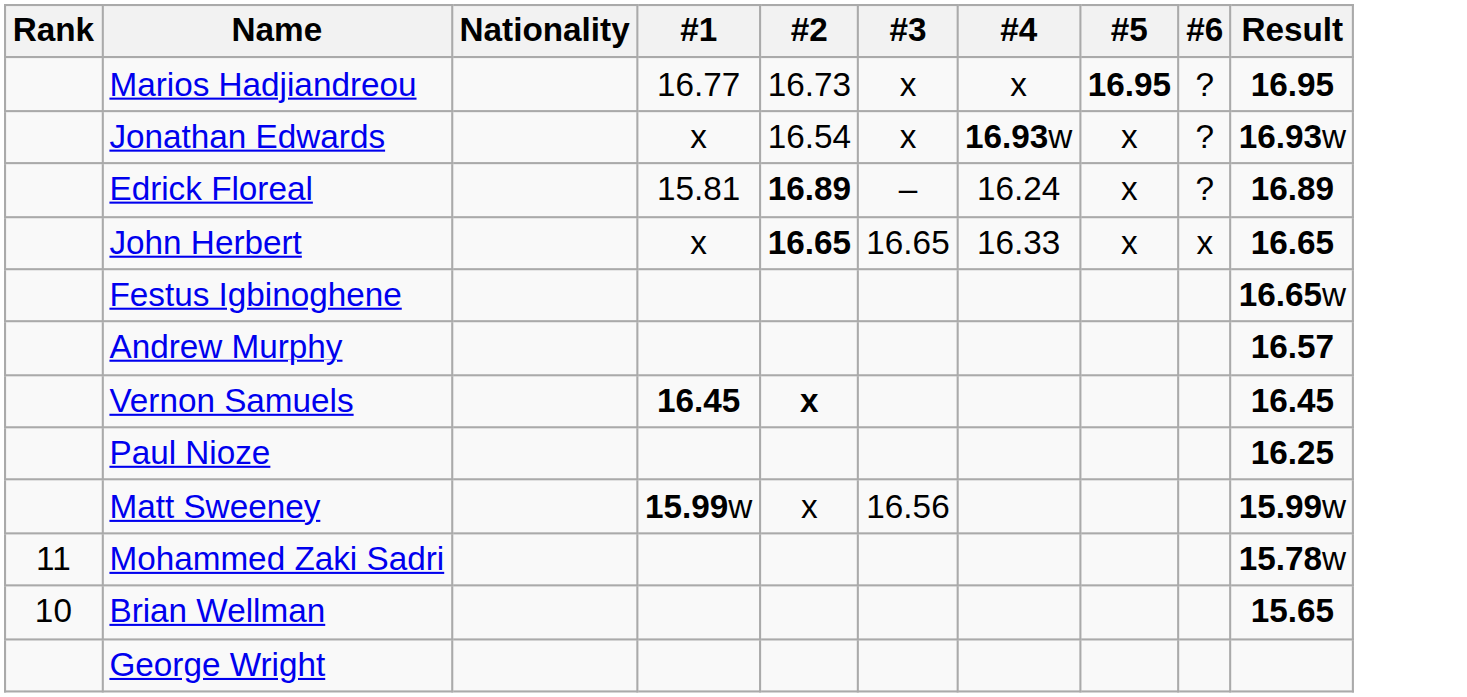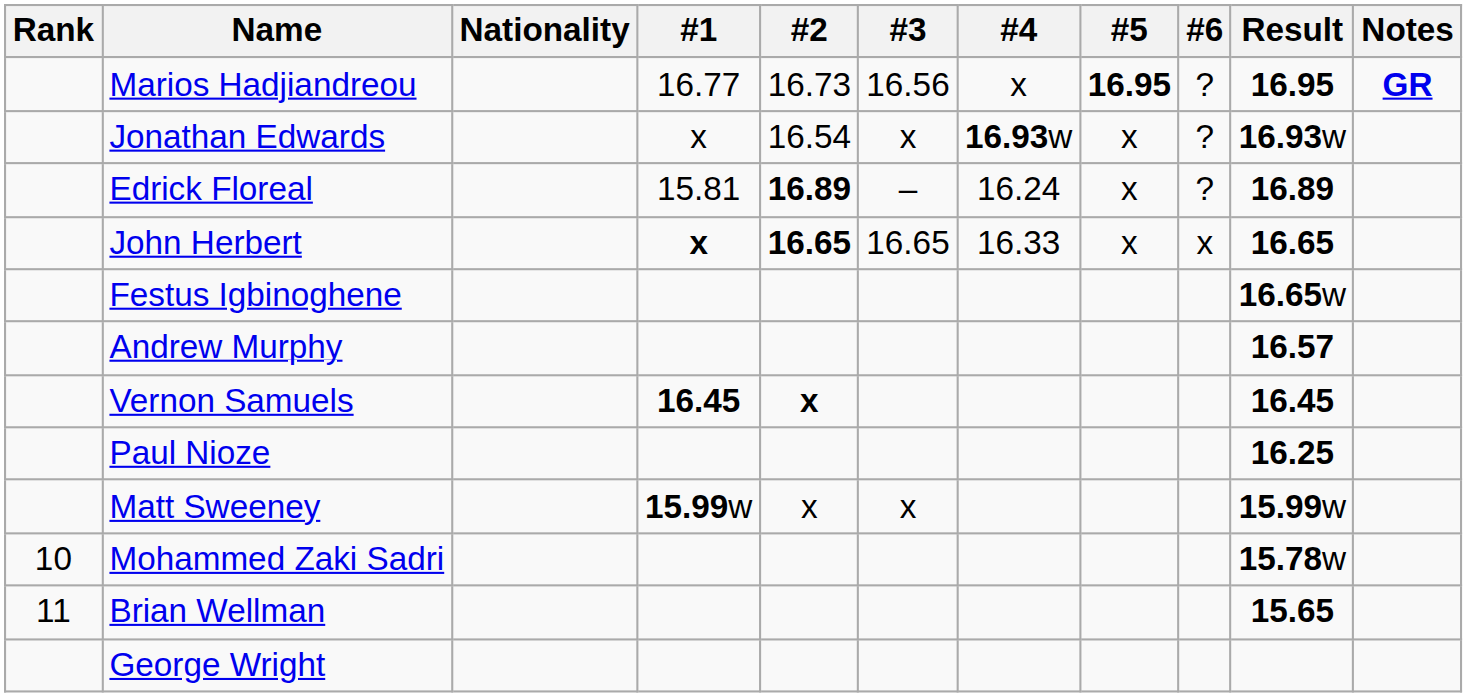+ column: (1408, 30)
(908, 83) x -> (908, 83) 16.56
(699, 242) normal -> (699, 242) bold
(908, 505) 16.56 -> (908, 505) x
(53, 558) 11 -> (53, 558) 10
(53, 611) 10 -> (53, 611) 11
